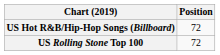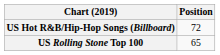(196, 43) 72 -> (196, 43) 65
